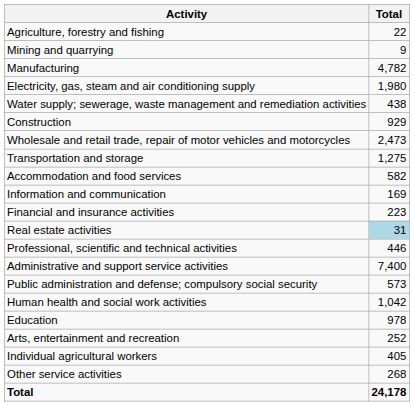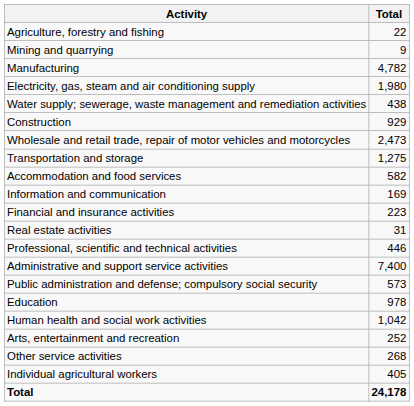(400, 230) lightblue background -> (400, 230) no background
rows swapped: (32, 320) <-> (107, 302)
rows swapped: (64, 375) <-> (82, 356)
